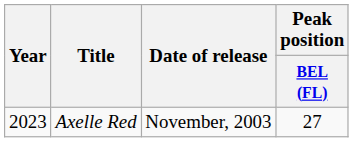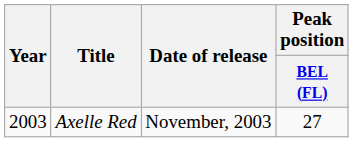(28, 121) 2023 -> (28, 121) 2003
